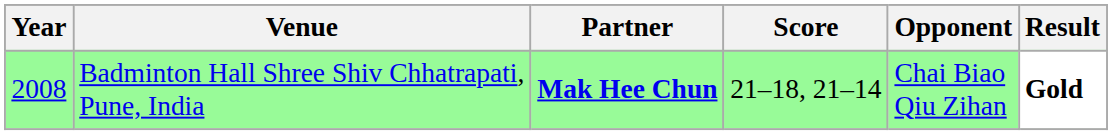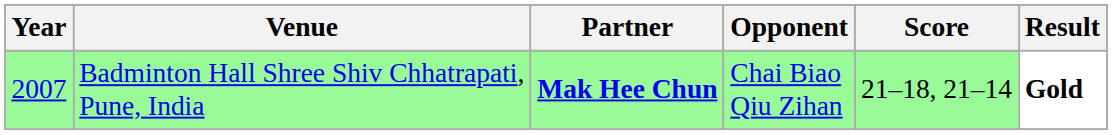columns swapped: (953, 27) <-> (806, 27)
(39, 89) 2008 -> (39, 89) 2007
